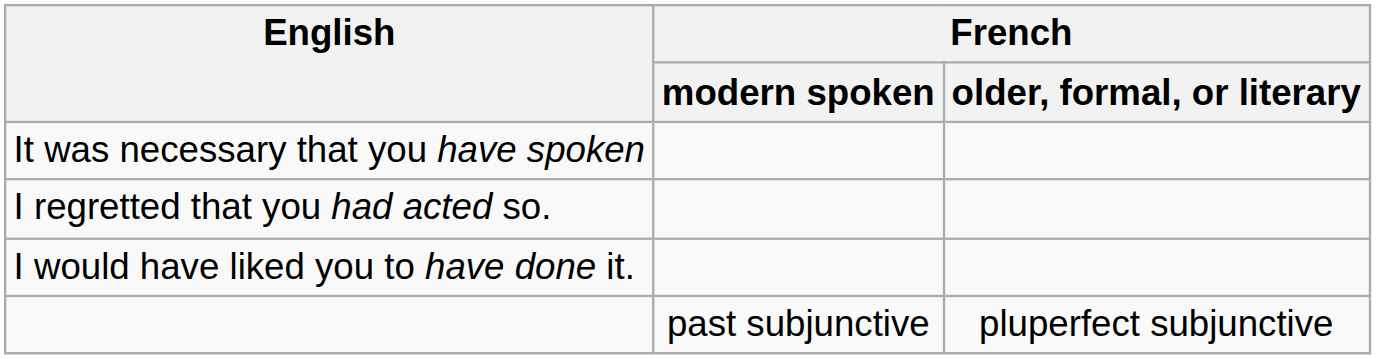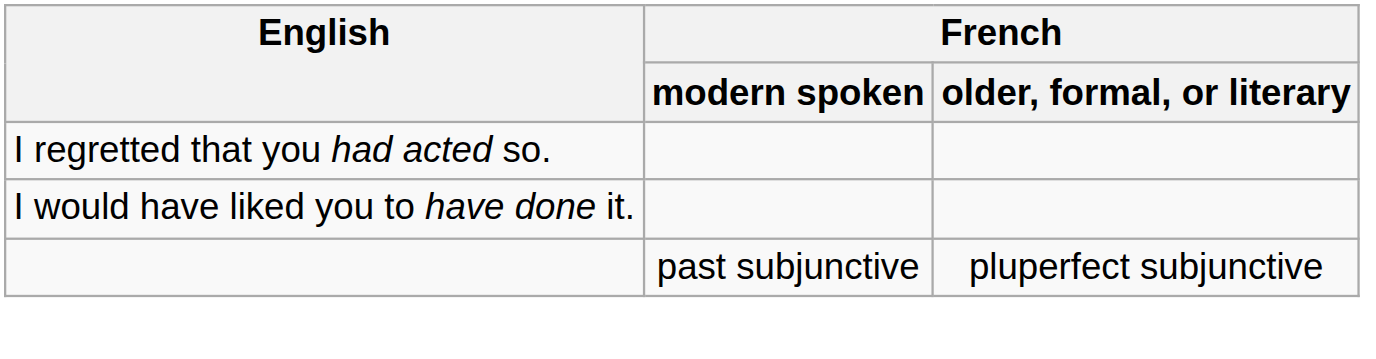- row: (329, 149)
